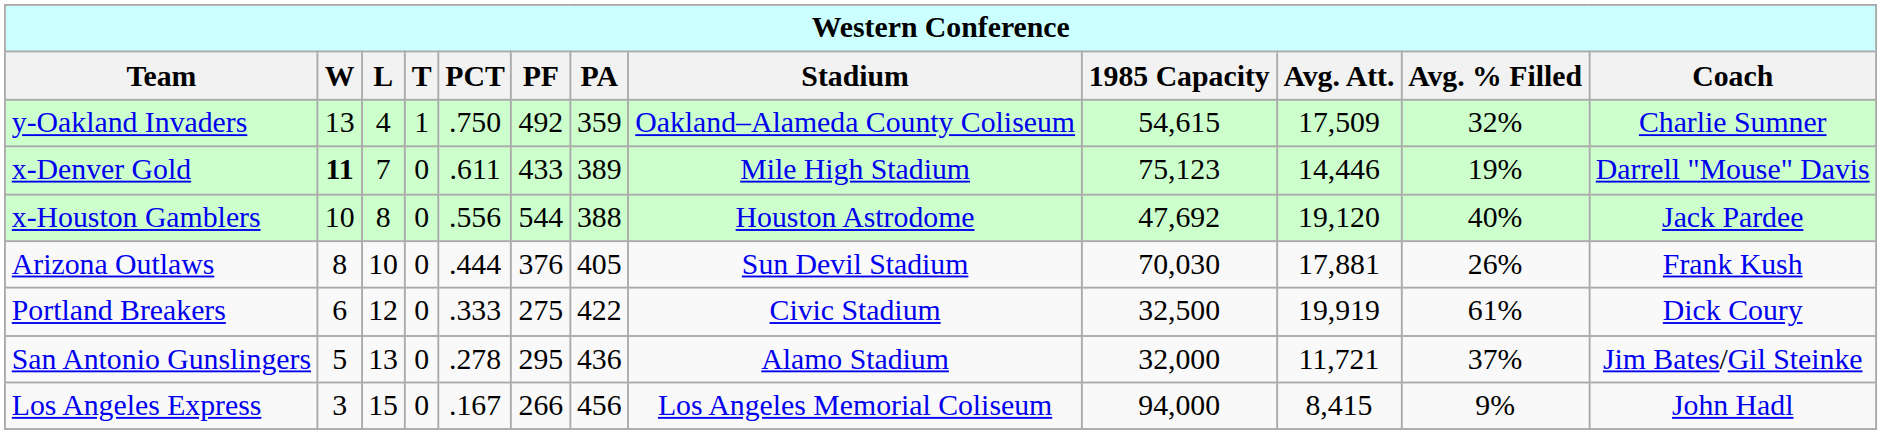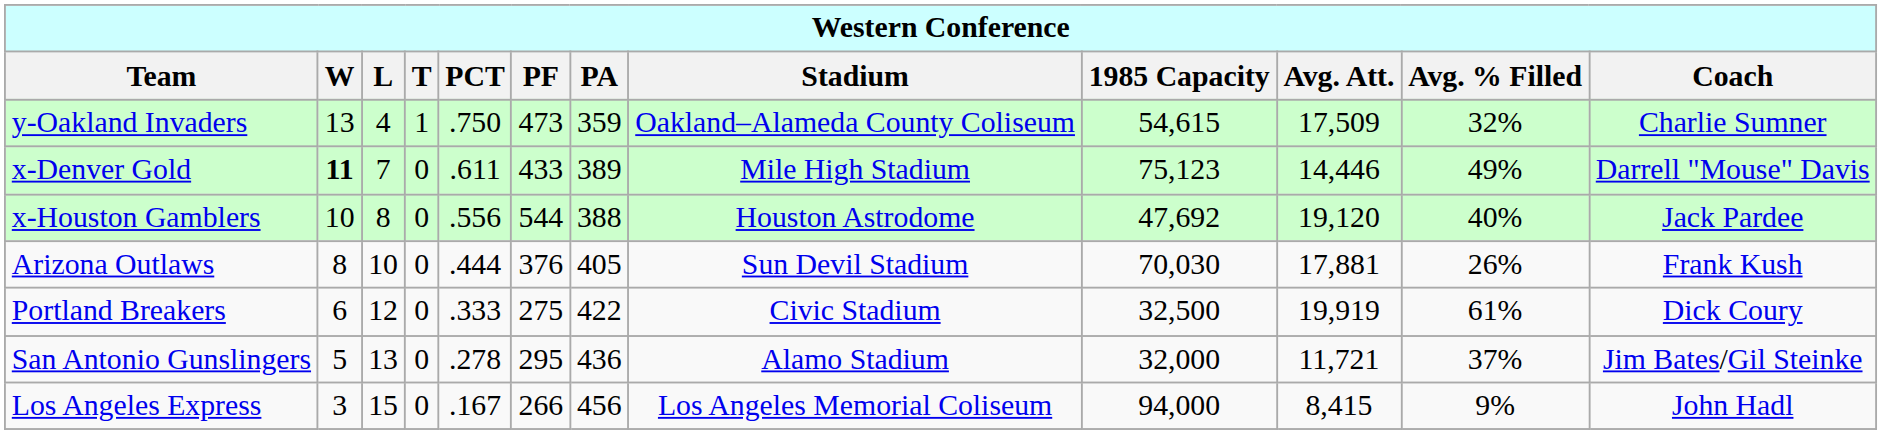(541, 122) 492 -> (541, 122) 473
(1495, 169) 19% -> (1495, 169) 49%
